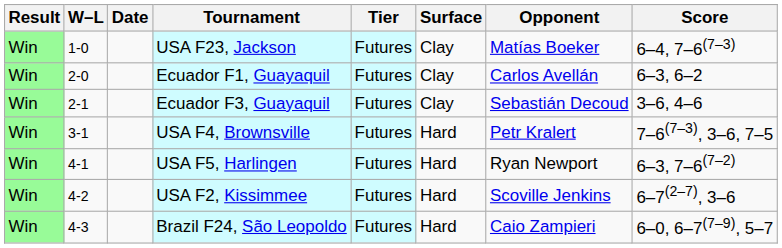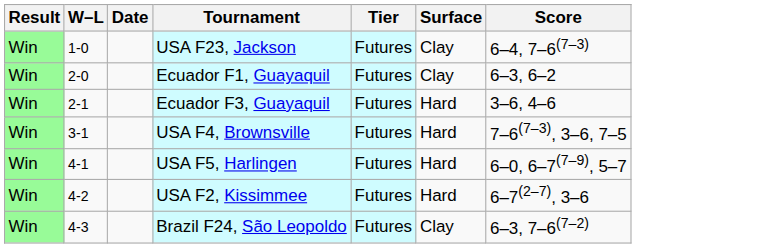- column: (559, 17)
(437, 103) Clay -> (438, 103) Hard
(686, 163) 6–3, 7–6(7–2) -> (558, 163) 6–0, 6–7(7–9), 5–7
(438, 226) Hard -> (437, 226) Clay
(705, 226) 6–0, 6–7(7–9), 5–7 -> (539, 226) 6–3, 7–6(7–2)
